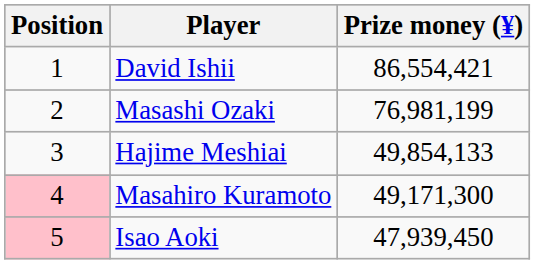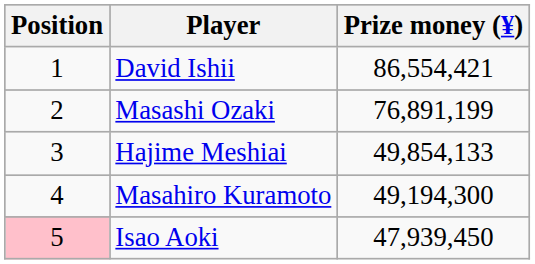(433, 110) 76,981,199 -> (433, 110) 76,891,199
(57, 195) pink background -> (57, 195) no background
(433, 195) 49,171,300 -> (433, 195) 49,194,300
